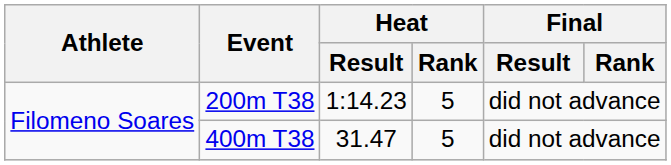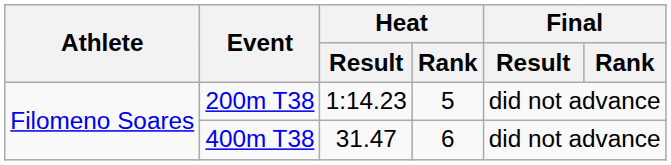(448, 139) 5 -> (448, 139) 6
